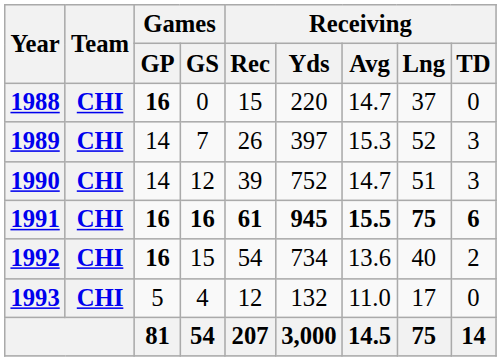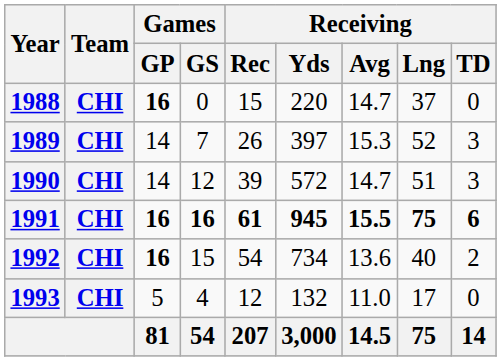(309, 180) 752 -> (309, 180) 572
